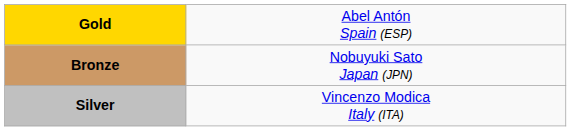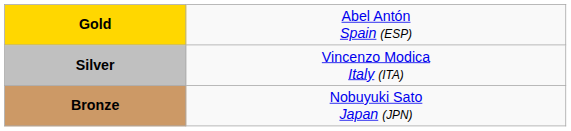rows swapped: (95, 105) <-> (95, 64)
